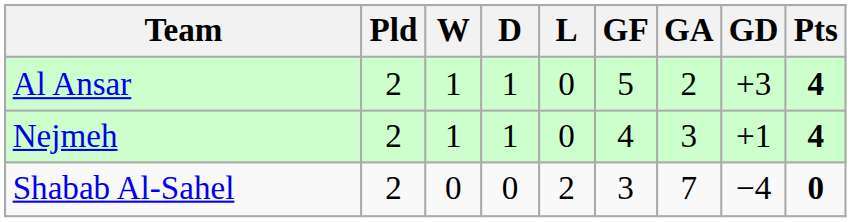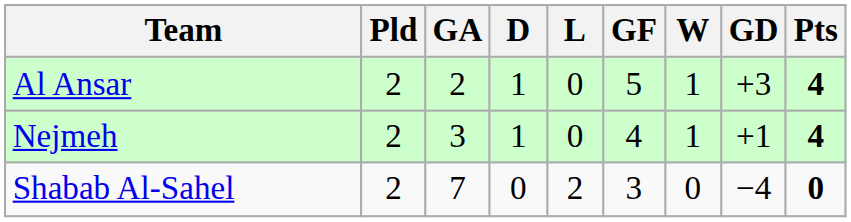columns swapped: (453, 30) <-> (689, 30)
